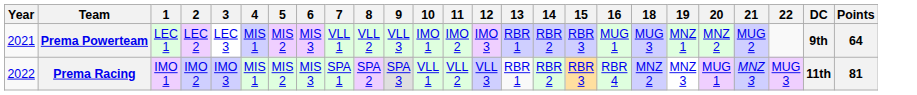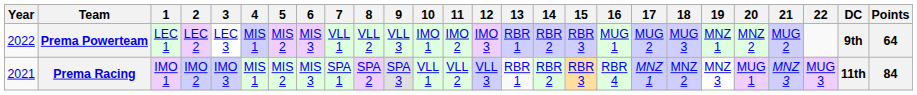+ column: (649, 14)
(21, 40) 2021 -> (21, 40) 2022
(21, 73) 2022 -> (21, 73) 2021
(856, 73) 81 -> (890, 73) 84
